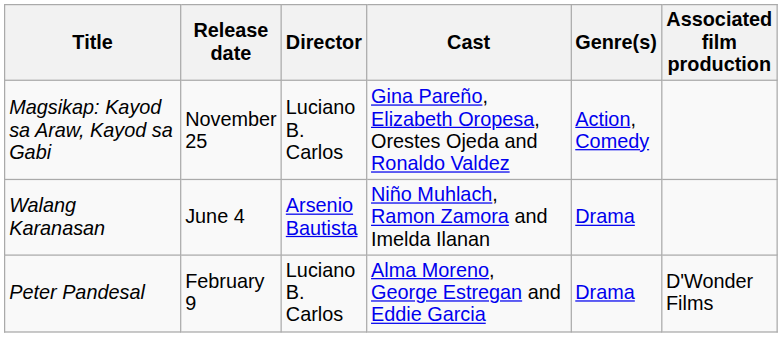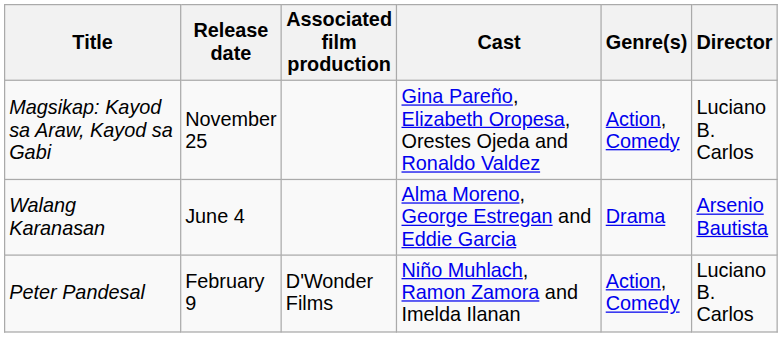columns swapped: (324, 42) <-> (719, 42)
(459, 217) Niño Muhlach, Ramon Zamora and Imelda Ilanan -> (496, 217) Alma Moreno, George Estregan and Eddie Garcia
(466, 293) Alma Moreno, George Estregan and Eddie Garcia -> (490, 293) Niño Muhlach, Ramon Zamora and Imelda Ilanan
(605, 293) Drama -> (643, 293) Action, Comedy
